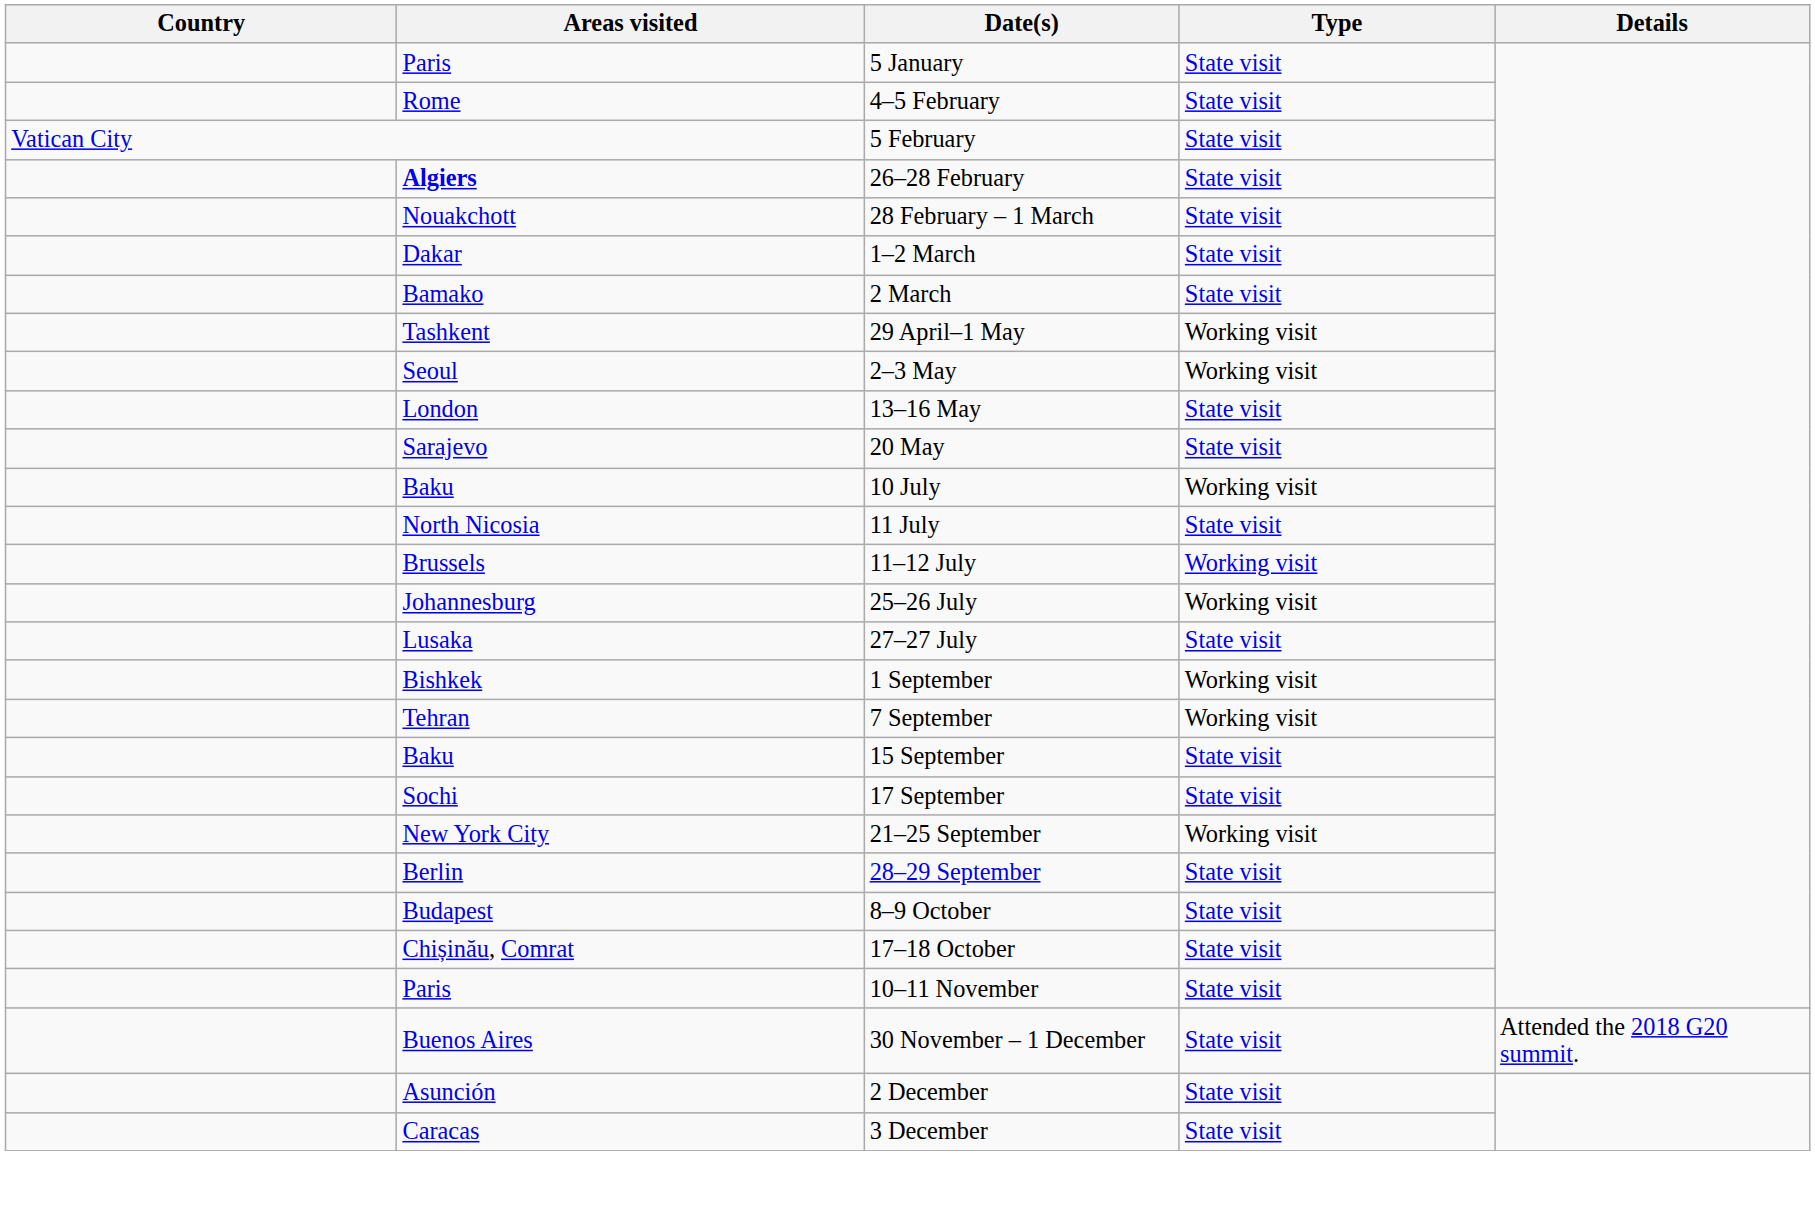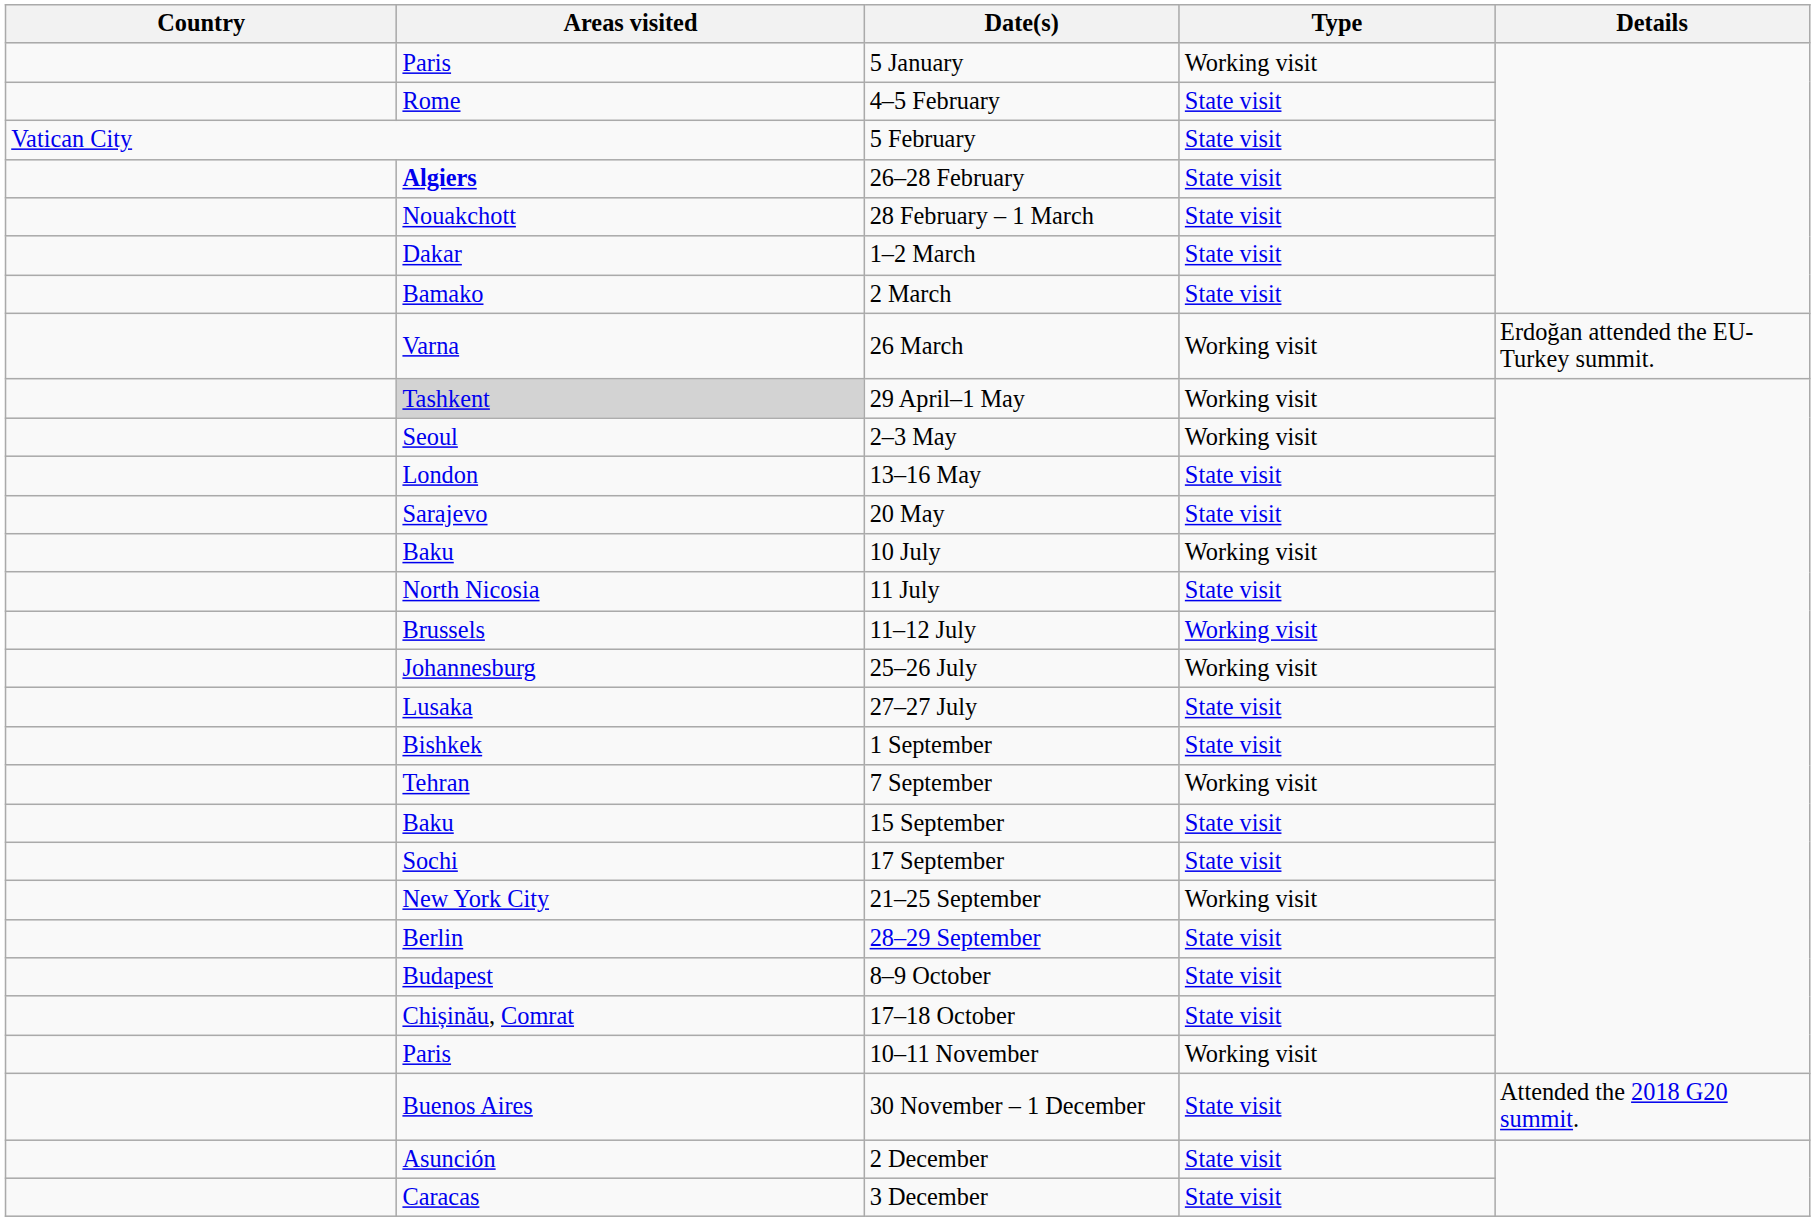(1233, 62) State visit -> (1251, 62) Working visit
+ row: (917, 346)
(446, 332) no background -> (446, 398) lightgrey background
(1251, 679) Working visit -> (1233, 745) State visit
(1233, 988) State visit -> (1251, 1053) Working visit
